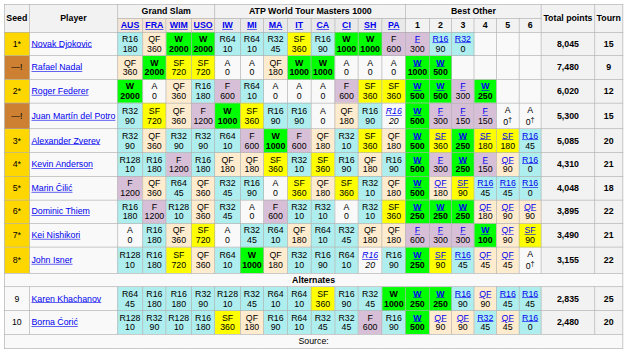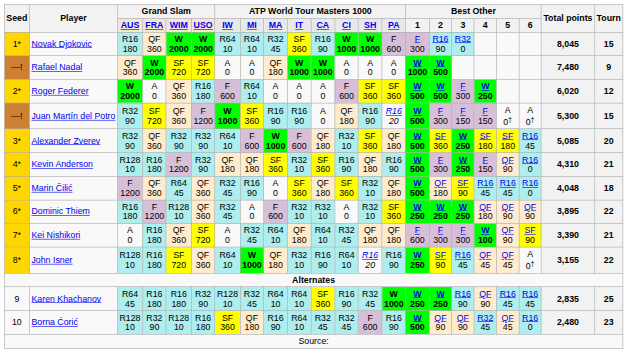(203, 165) R16 180 -> (203, 165) R32 90
(568, 236) 3,490 -> (568, 236) 3,390
(609, 323) 20 -> (609, 323) 23
